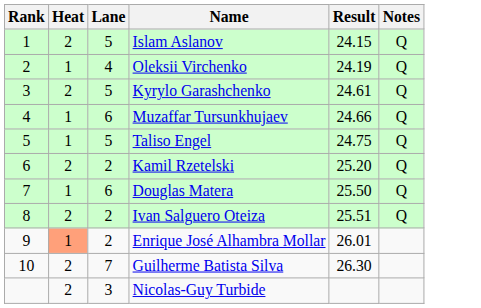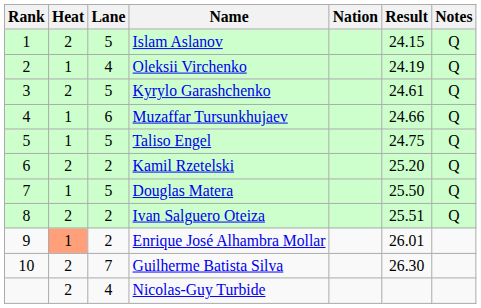+ column: (355, 16)
(108, 191) 6 -> (108, 191) 5
(108, 290) 3 -> (108, 290) 4
